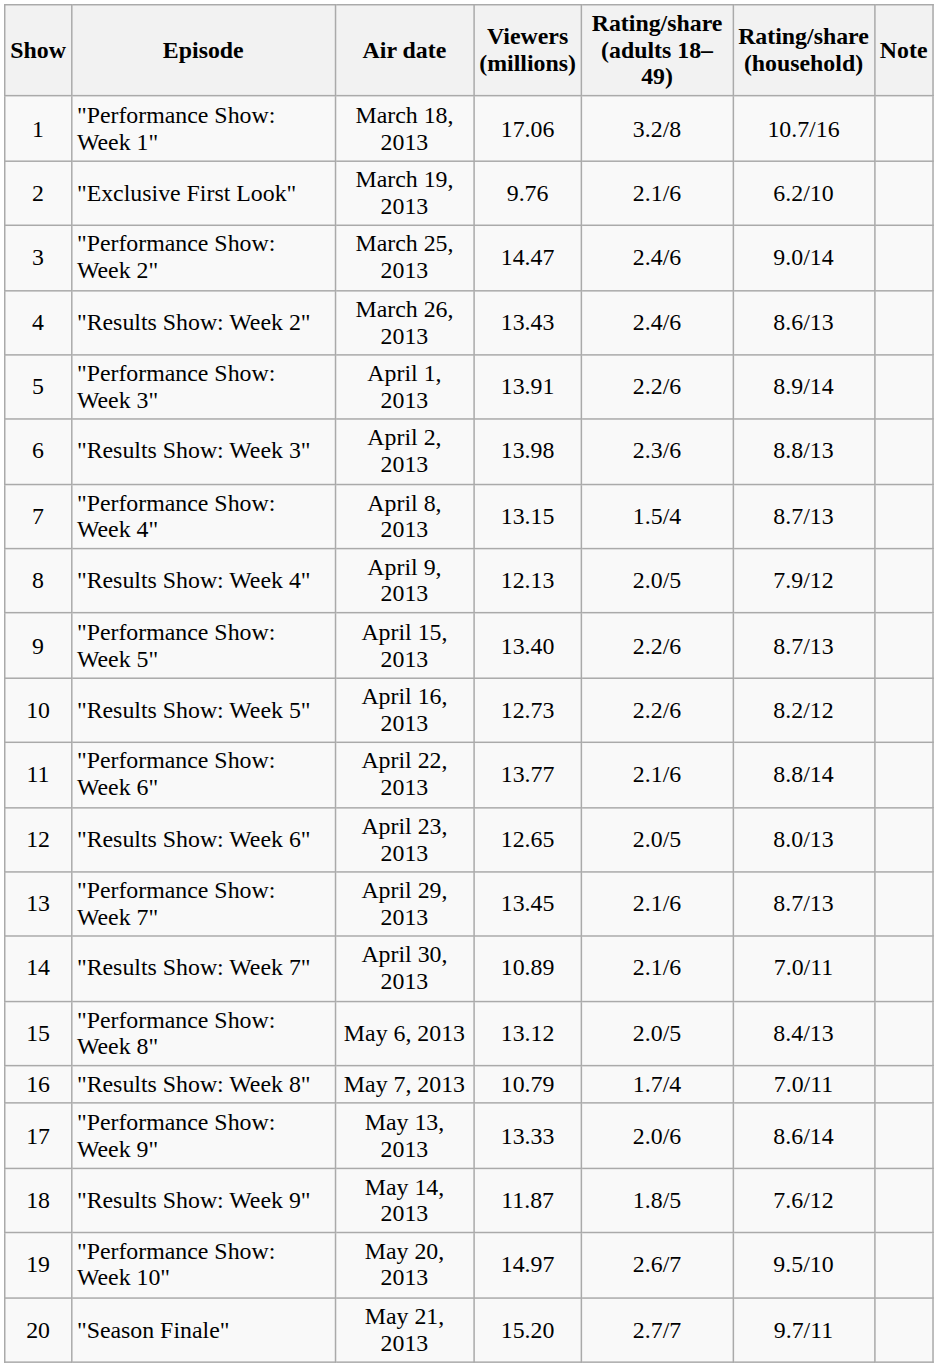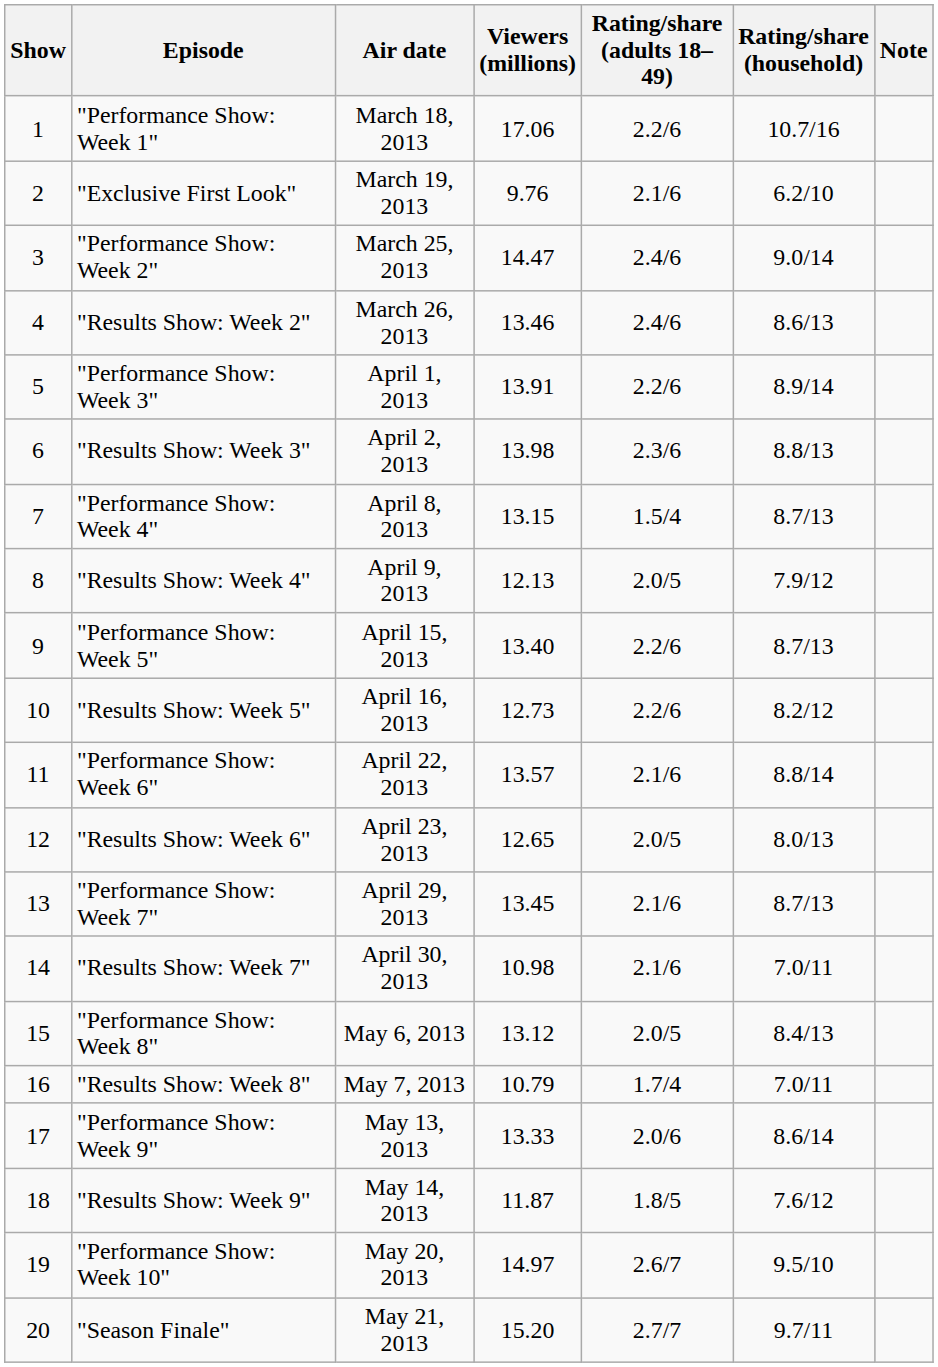(657, 128) 3.2/8 -> (657, 128) 2.2/6
(528, 322) 13.43 -> (528, 322) 13.46
(528, 774) 13.77 -> (528, 774) 13.57
(528, 968) 10.89 -> (528, 968) 10.98
